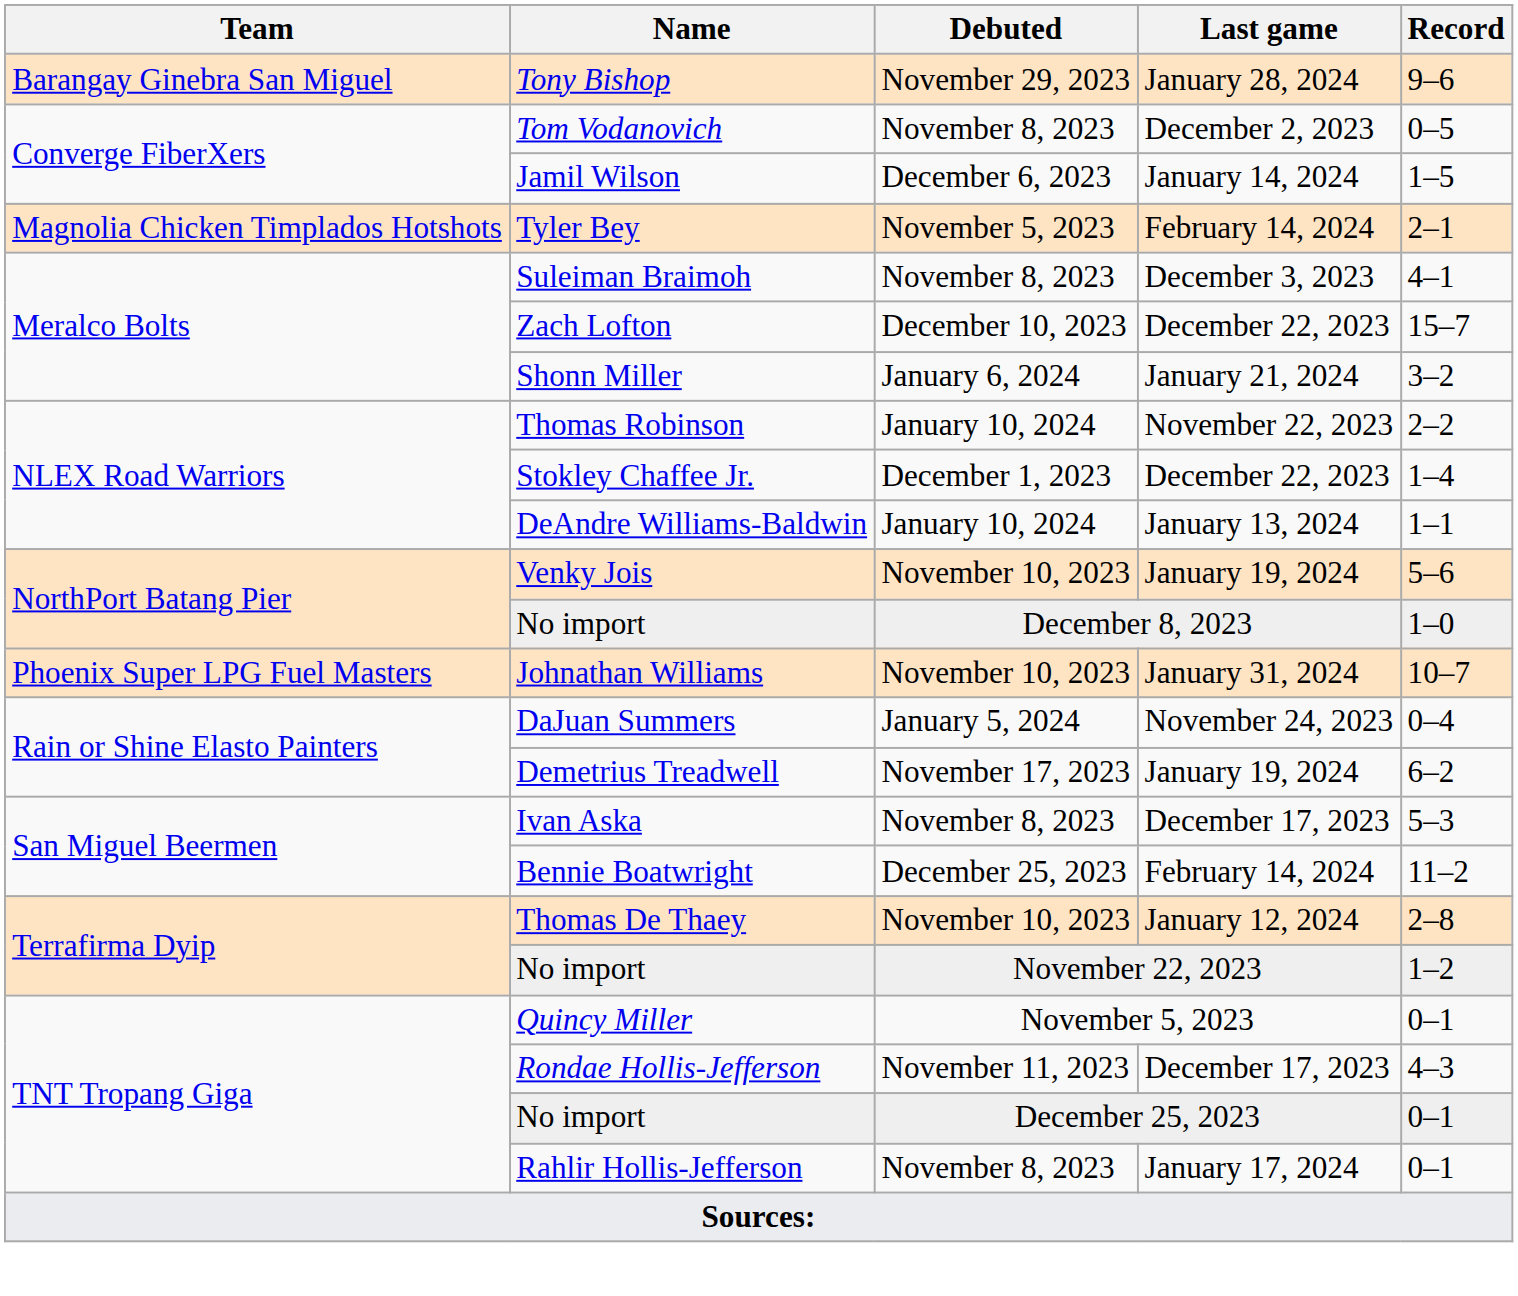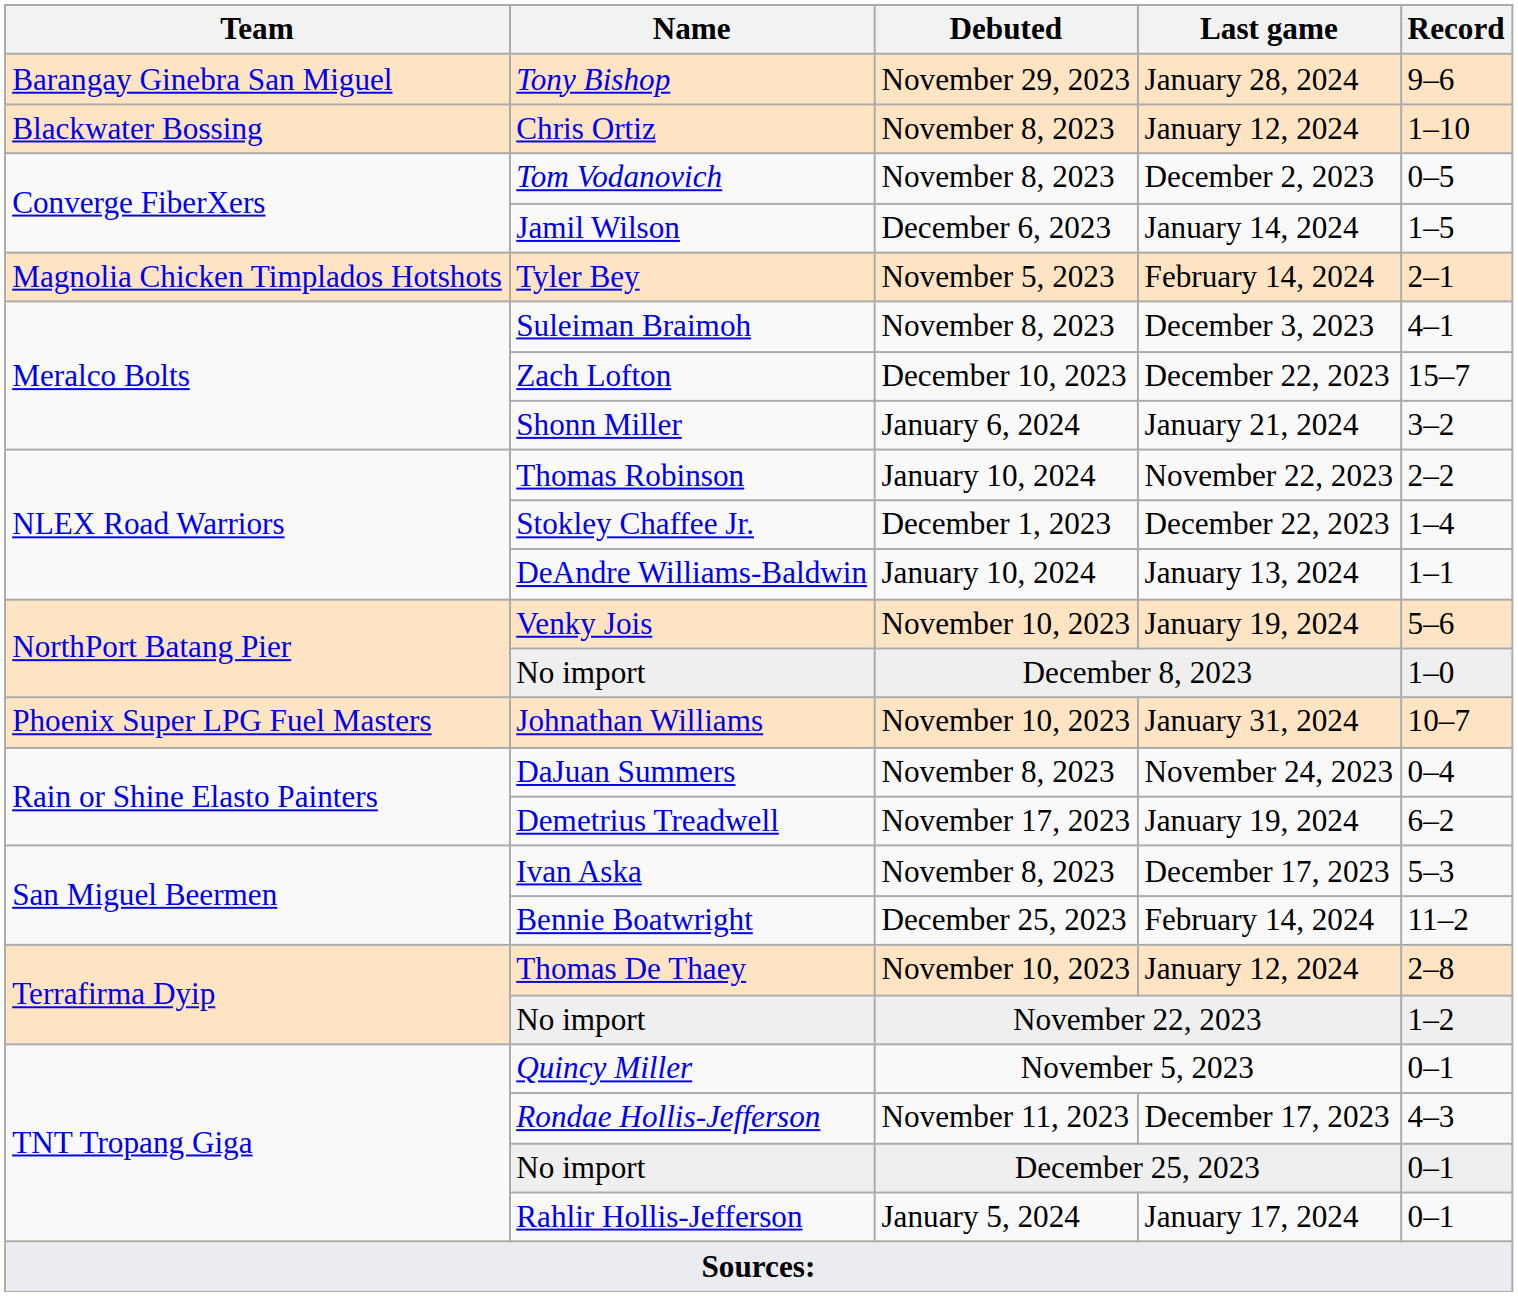+ row: (586, 128)
(981, 721) January 5, 2024 -> (998, 771) November 8, 2023
(998, 1167) November 8, 2023 -> (981, 1216) January 5, 2024
